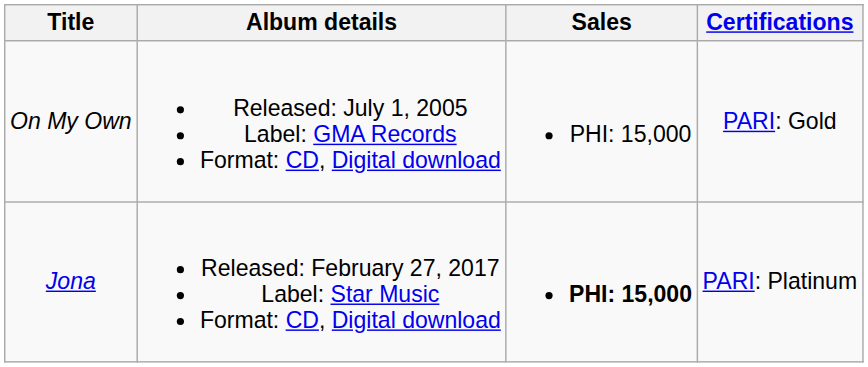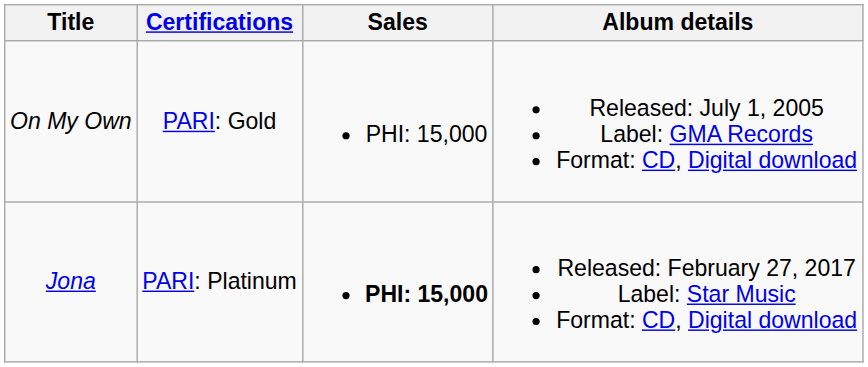columns swapped: (322, 22) <-> (780, 22)
